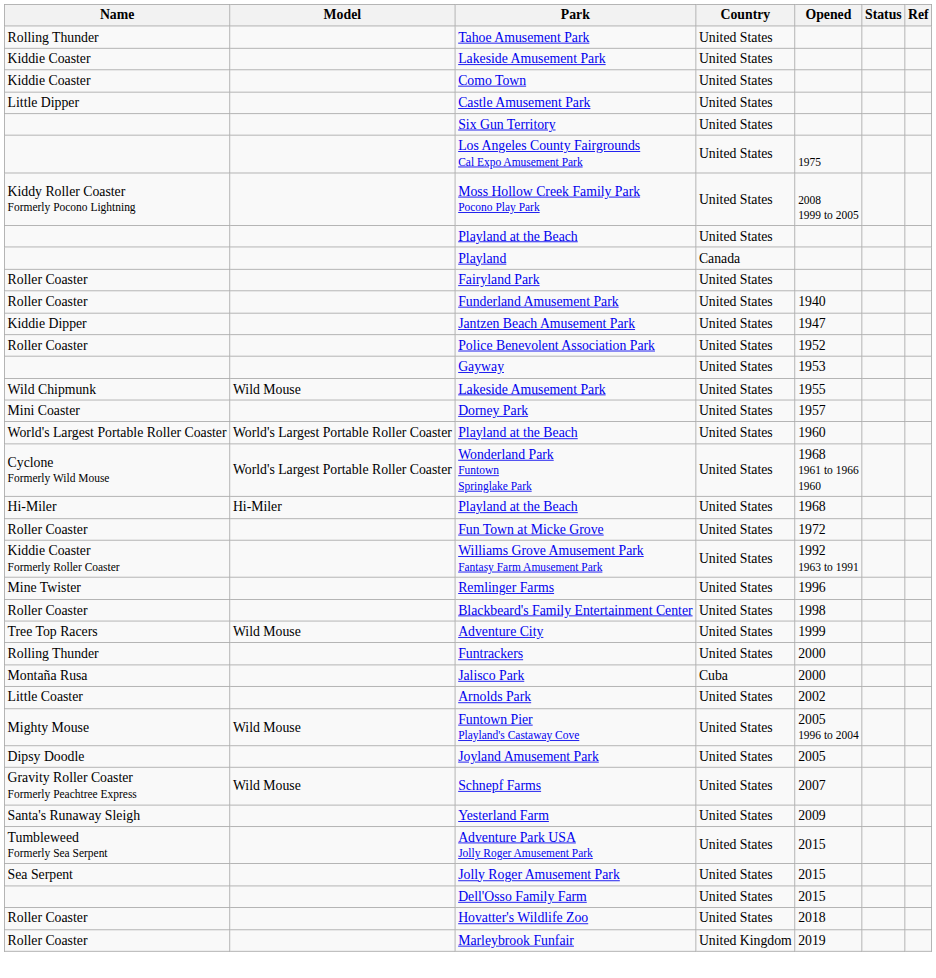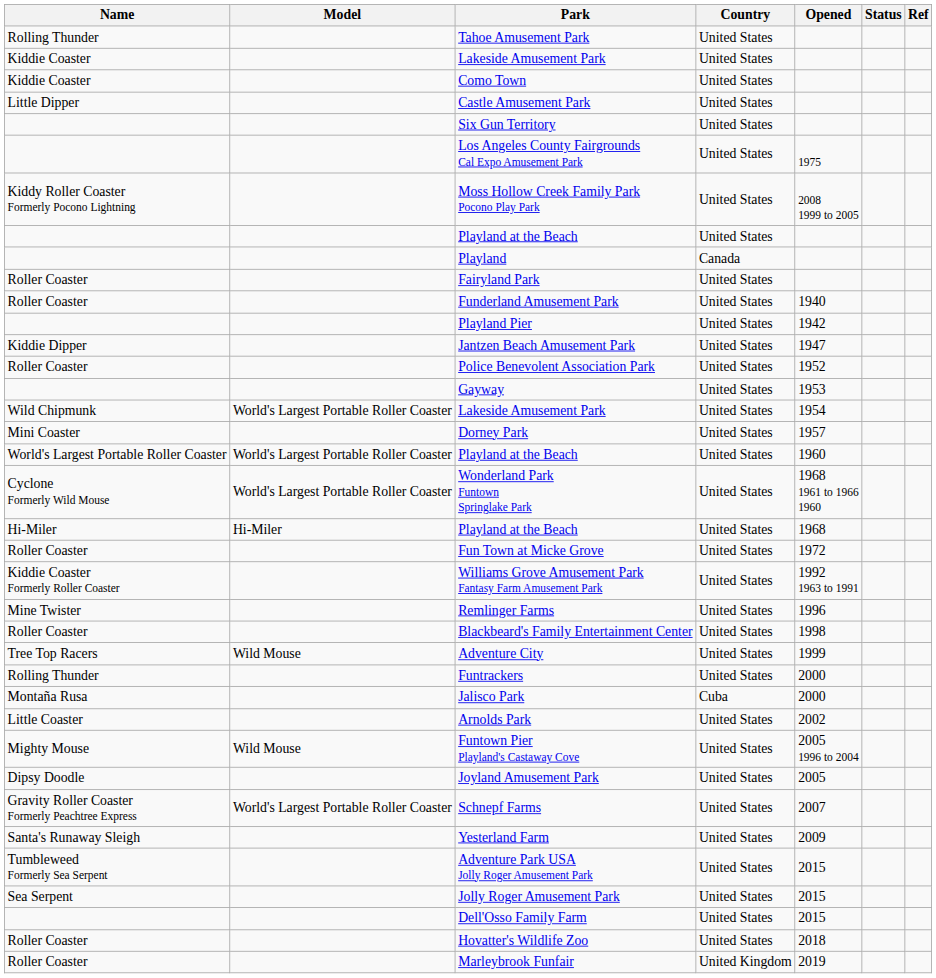+ row: (117, 324)
(267, 389) Wild Mouse -> (342, 411) World's Largest Portable Roller Coaster
(812, 389) 1955 -> (812, 411) 1954
(267, 786) Wild Mouse -> (342, 808) World's Largest Portable Roller Coaster
